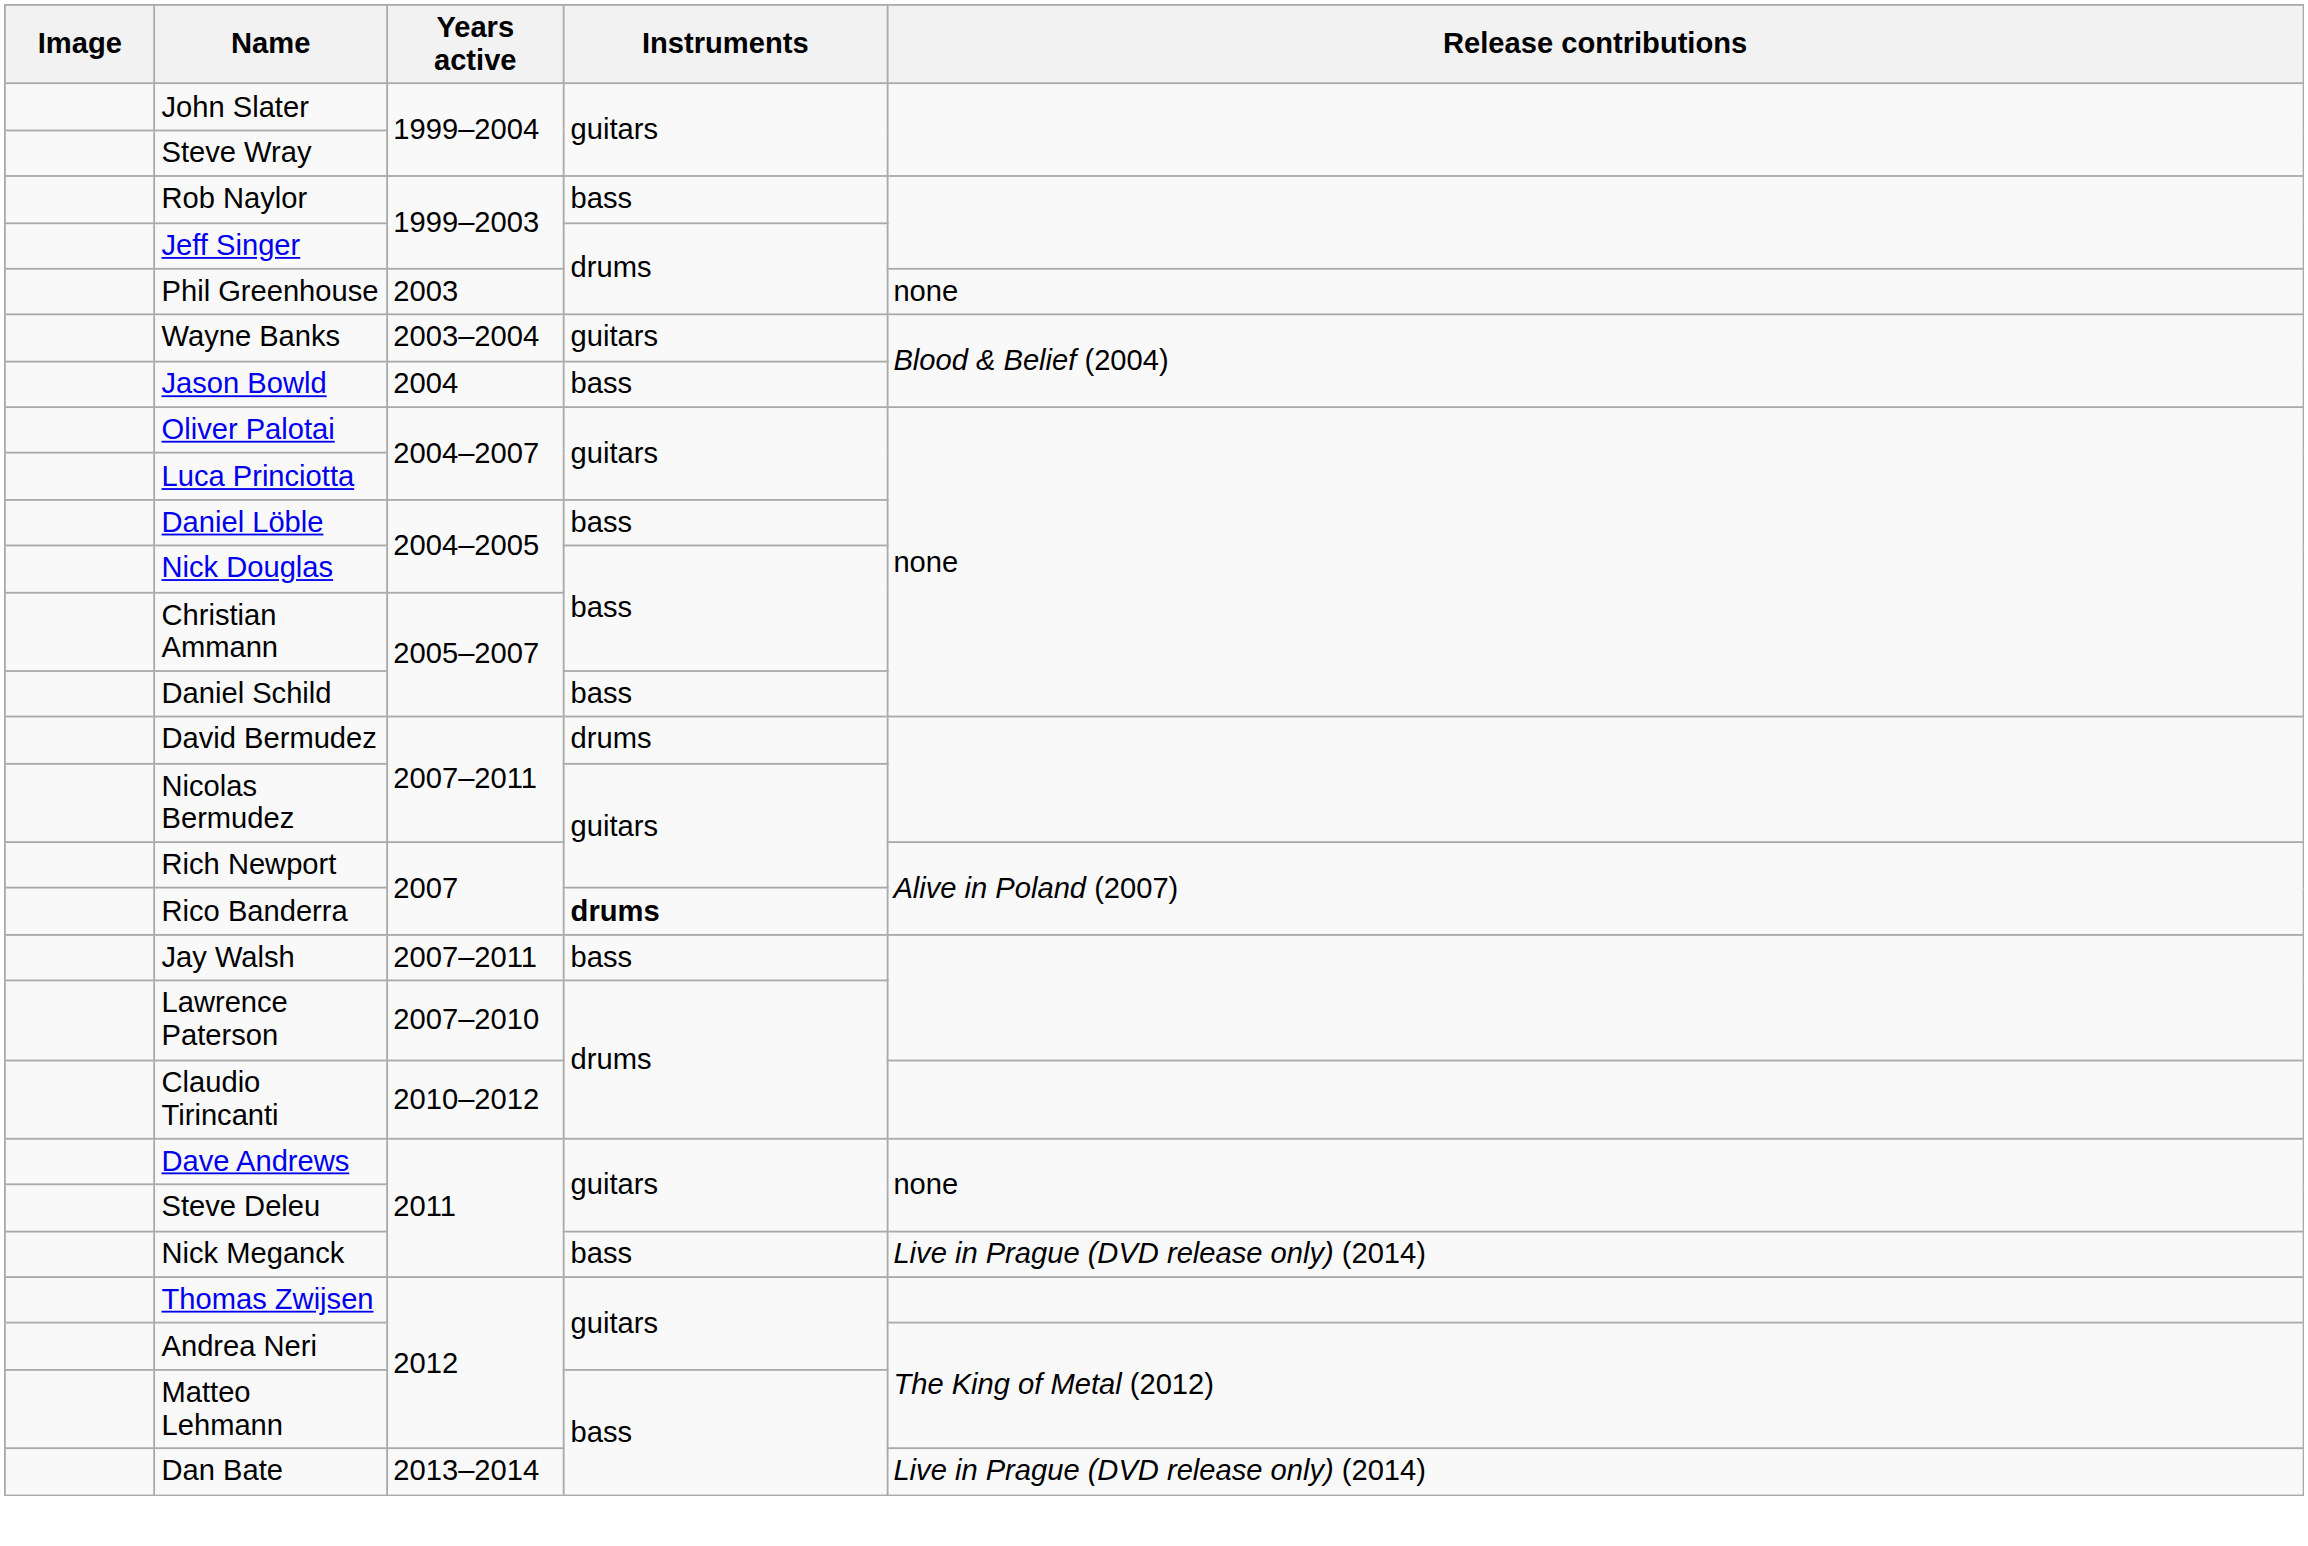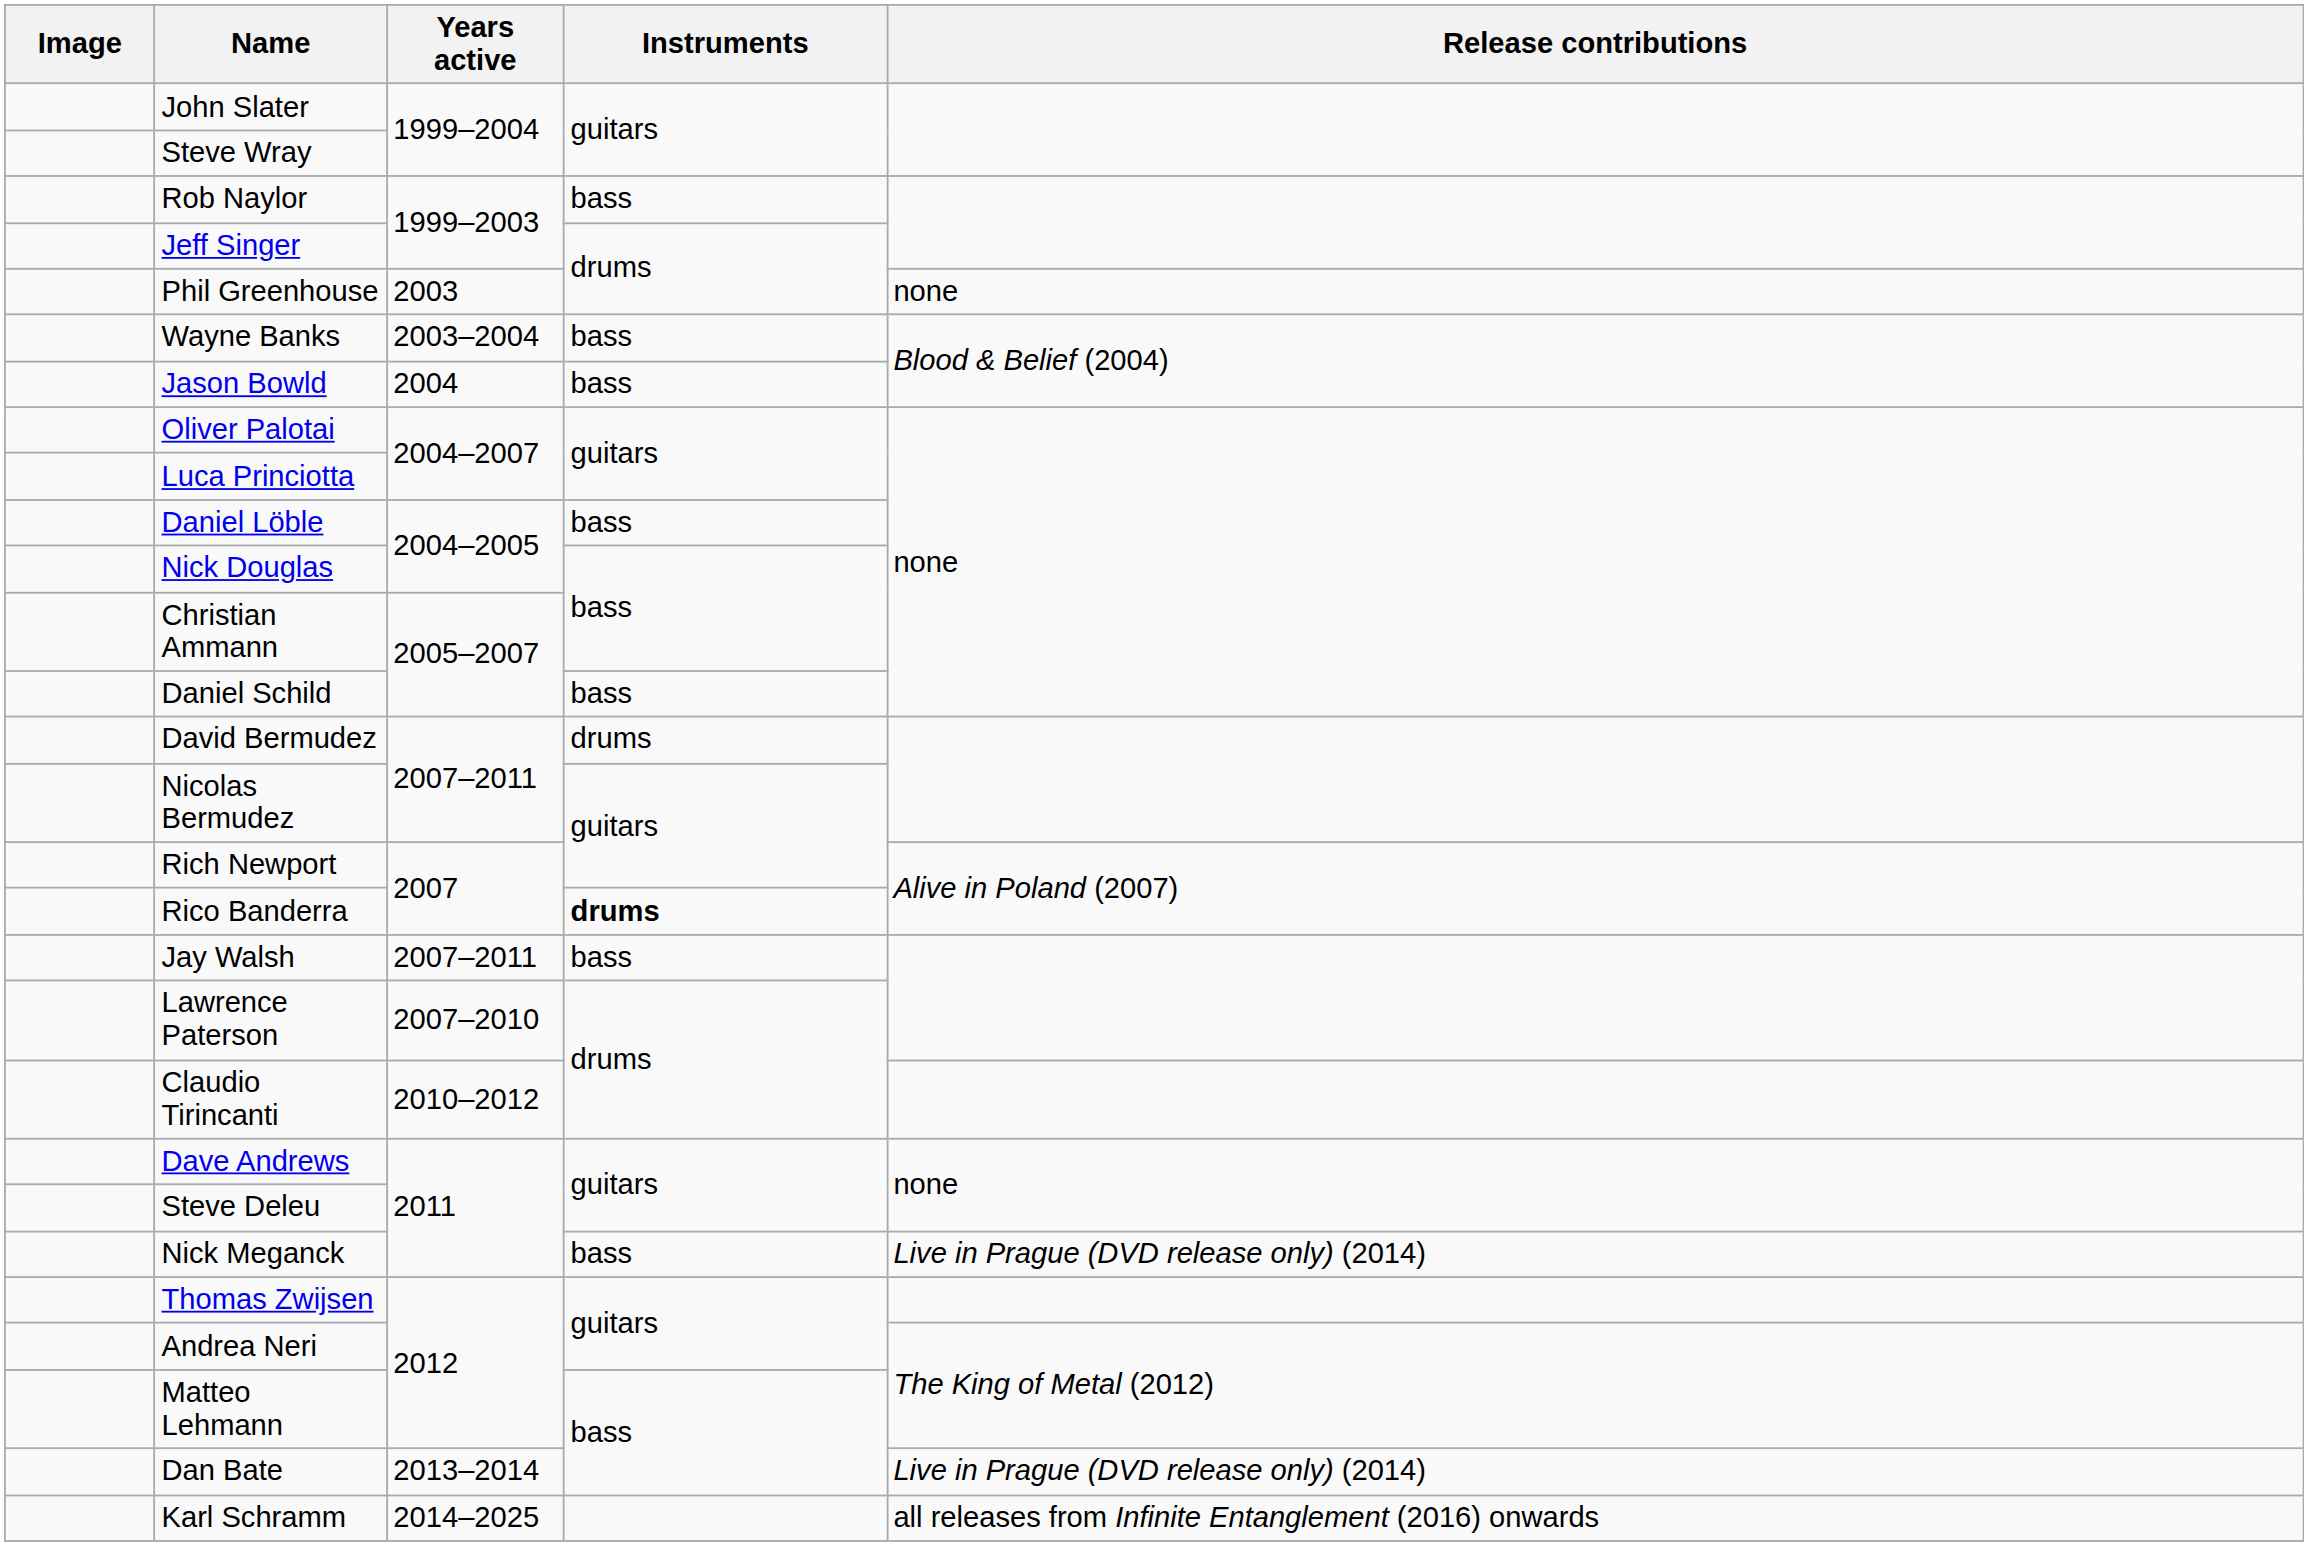(614, 337) guitars -> (601, 337) bass
+ row: (254, 1517)
